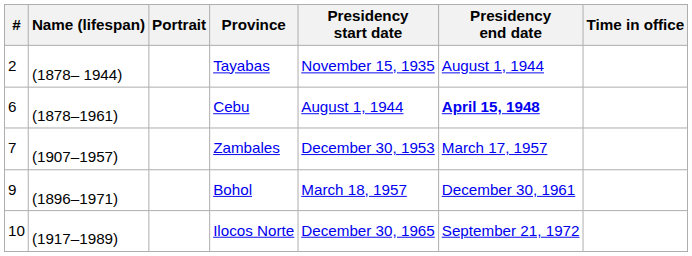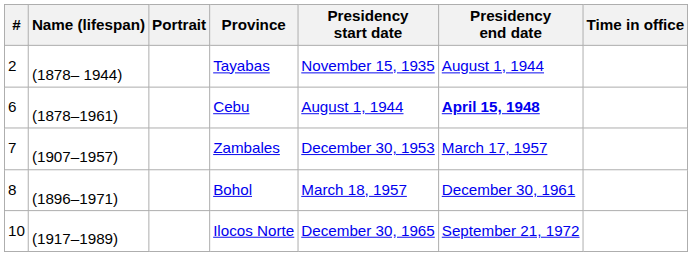(12, 189) 9 -> (12, 189) 8
